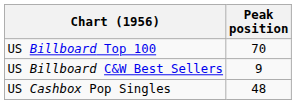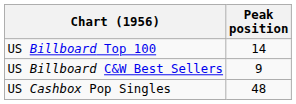(259, 49) 70 -> (259, 49) 14
